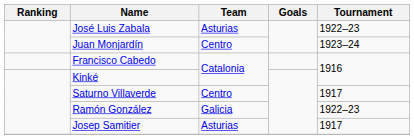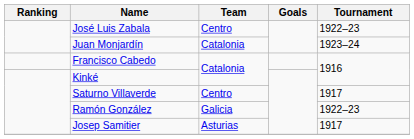(220, 28) Asturias -> (216, 28) Centro
(216, 45) Centro -> (223, 45) Catalonia
